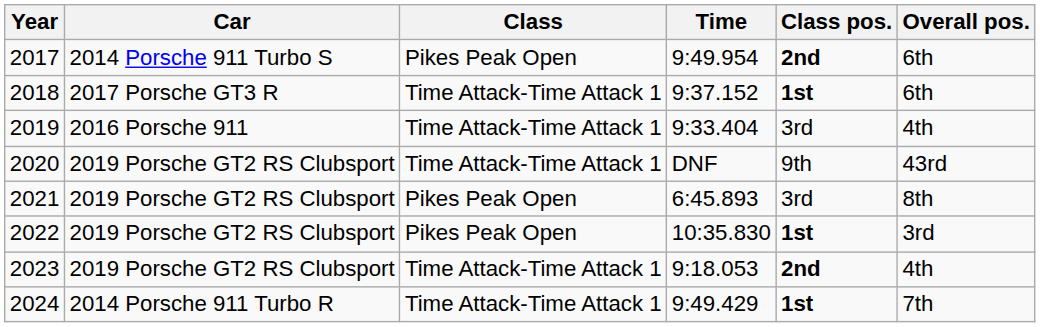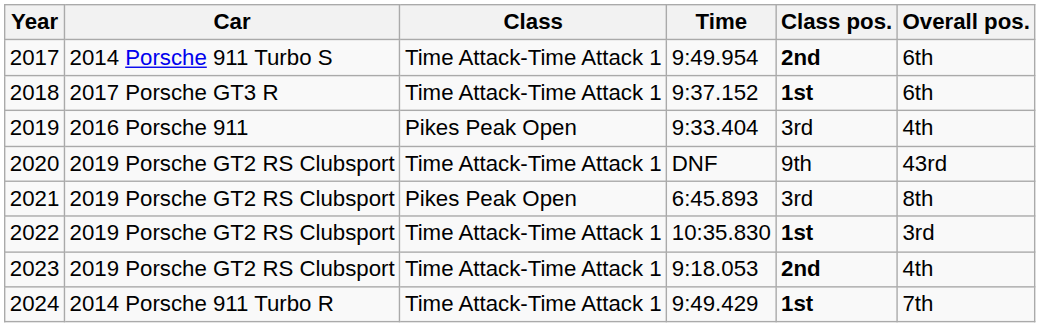(491, 57) Pikes Peak Open -> (533, 57) Time Attack-Time Attack 1
(533, 127) Time Attack-Time Attack 1 -> (491, 127) Pikes Peak Open
(491, 233) Pikes Peak Open -> (533, 233) Time Attack-Time Attack 1
